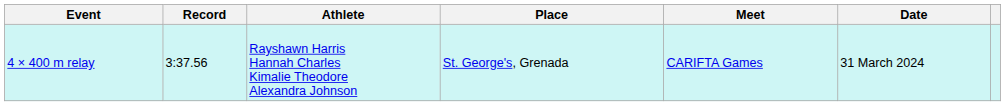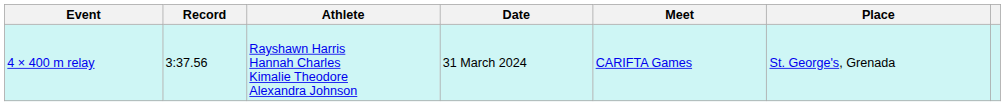columns swapped: (914, 15) <-> (552, 15)
